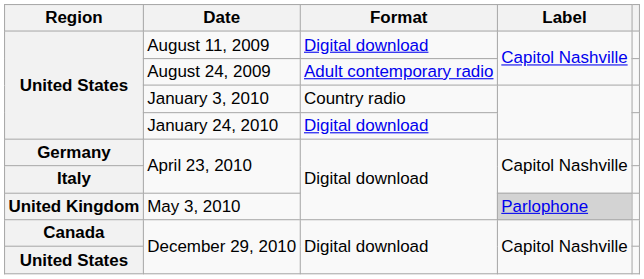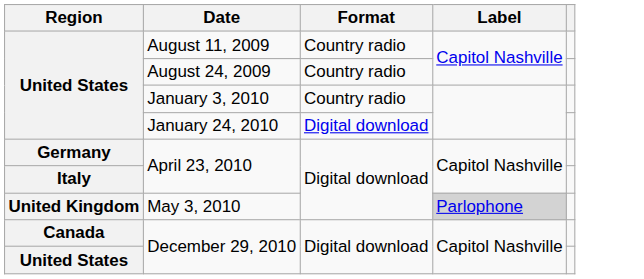(366, 44) Digital download -> (355, 44) Country radio
(399, 71) Adult contemporary radio -> (355, 71) Country radio
